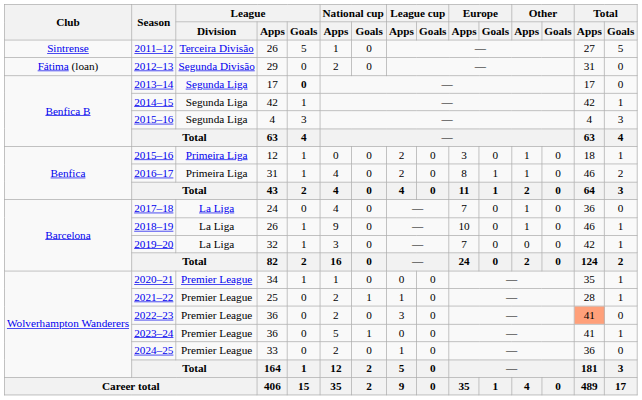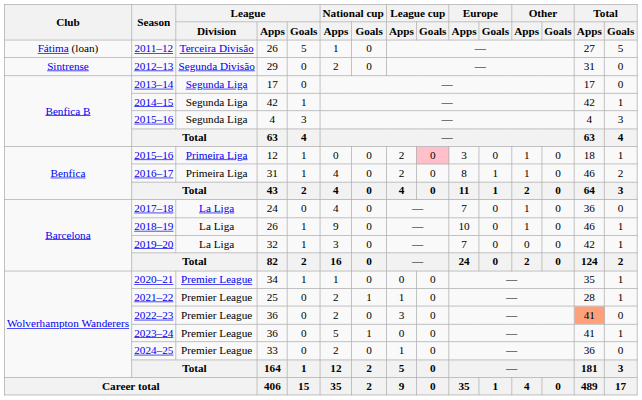(68, 48) Sintrense -> (68, 48) Fátima (loan)
(68, 66) Fátima (loan) -> (68, 66) Sintrense
(304, 84) bold -> (304, 84) normal
(433, 155) no background -> (433, 155) pink background
